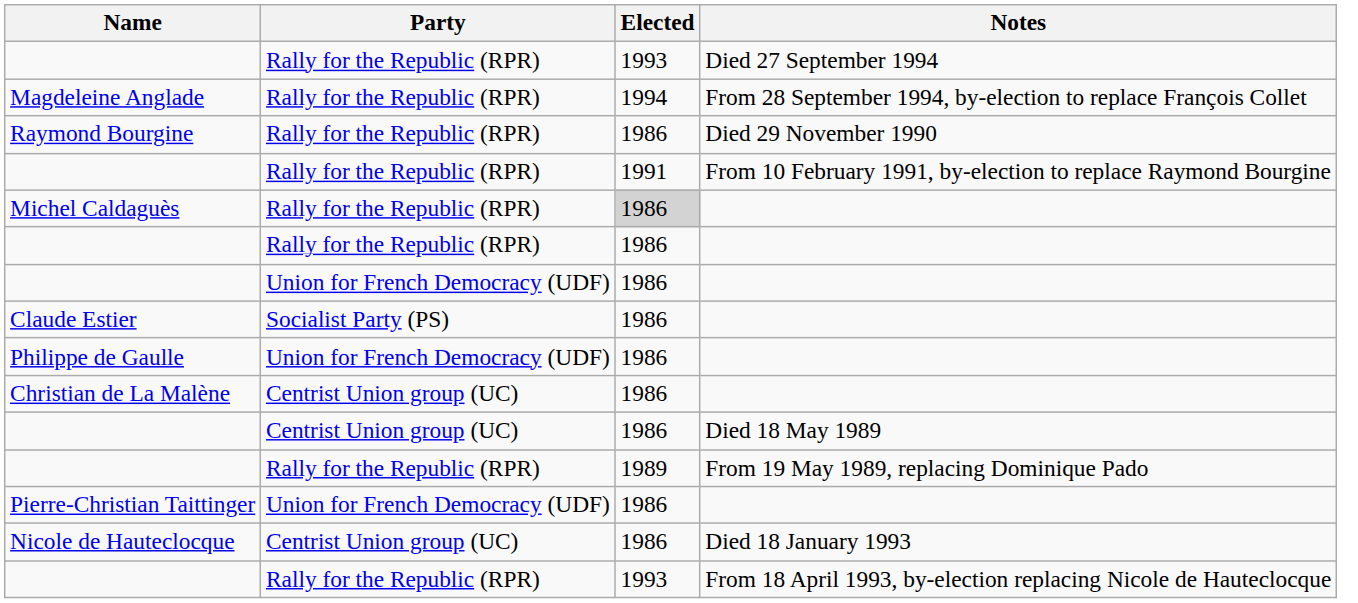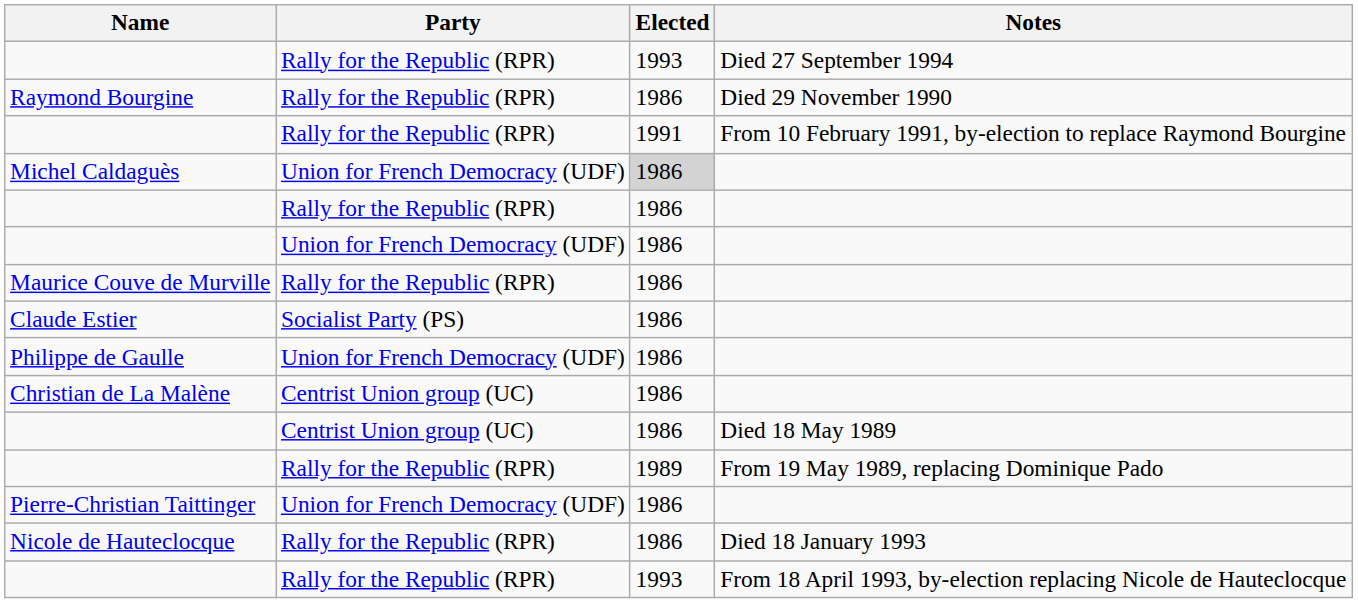- row: (107, 97)
(403, 208) Rally for the Republic (RPR) -> (453, 171) Union for French Democracy (UDF)
+ row: (140, 282)
(392, 541) Centrist Union group (UC) -> (418, 541) Rally for the Republic (RPR)
